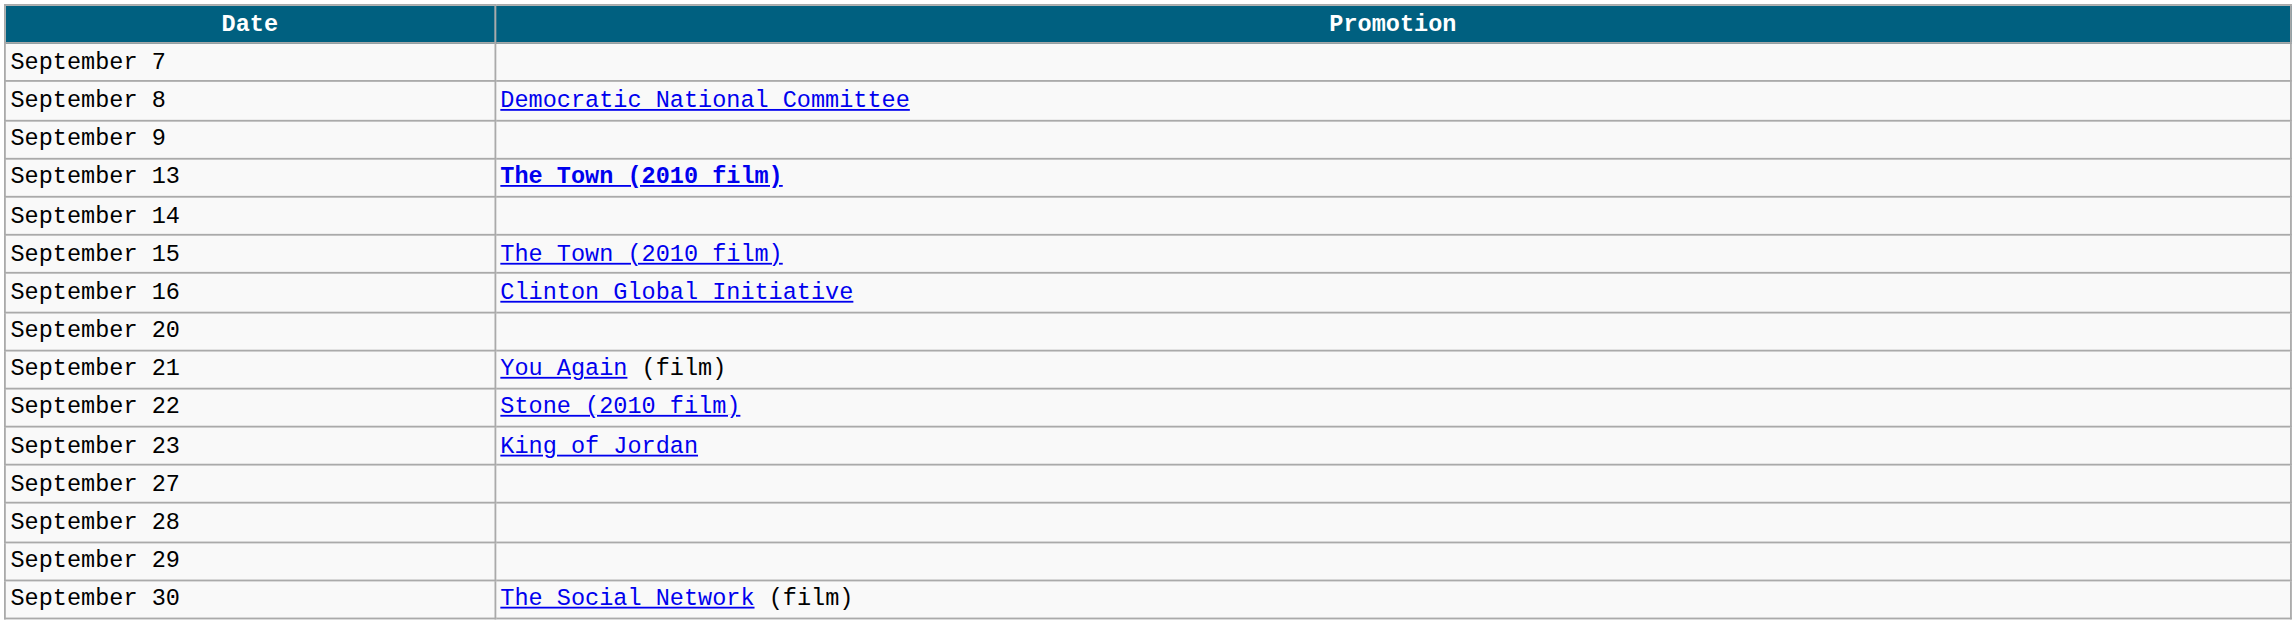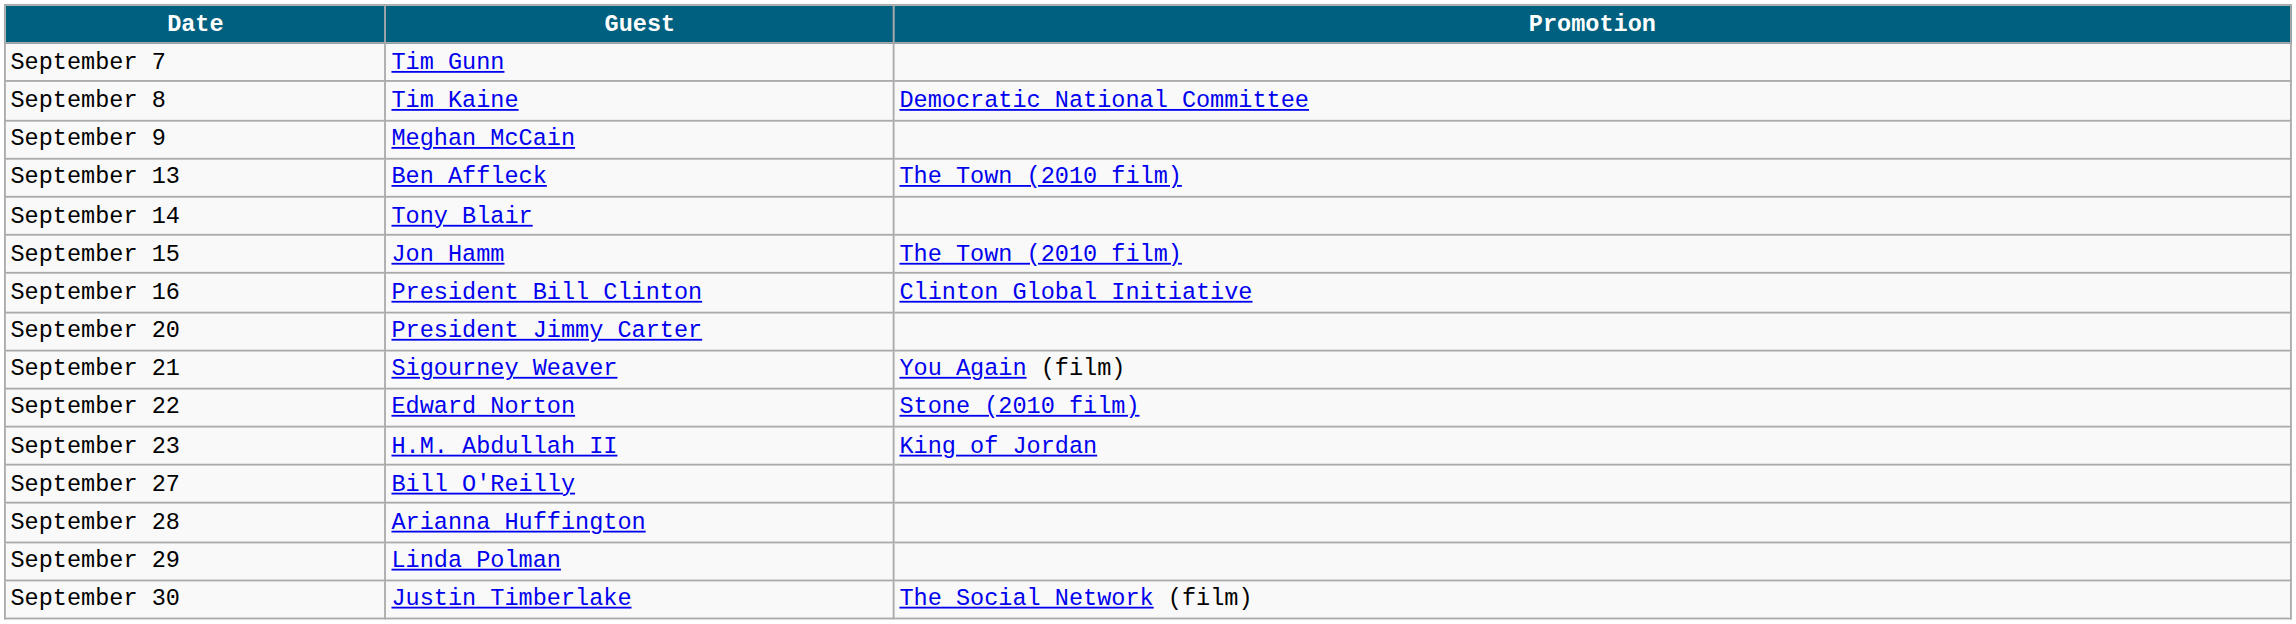+ column: (640, 24)
(642, 177) bold -> (1041, 177) normal
